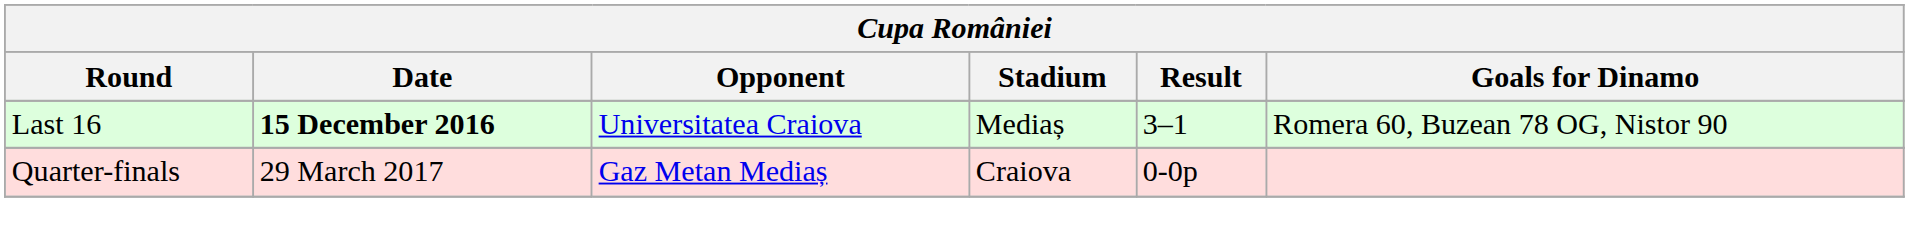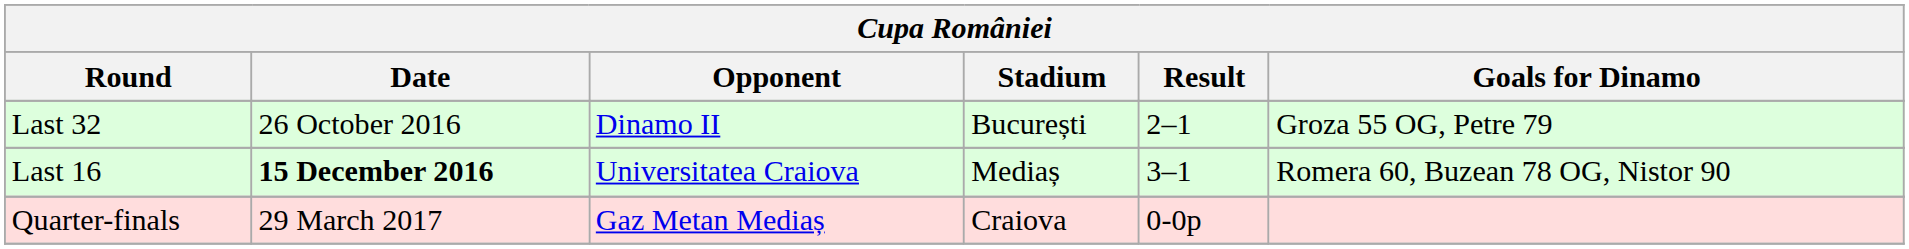+ row: (57, 123)
